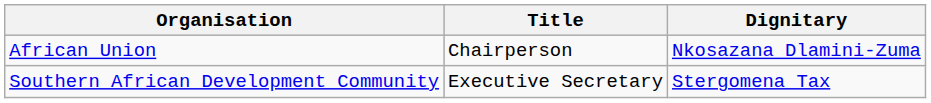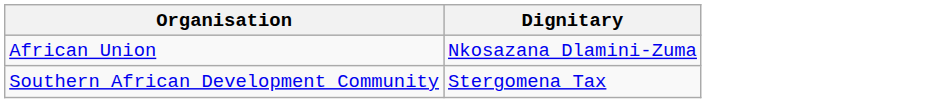- column: (556, 20)
